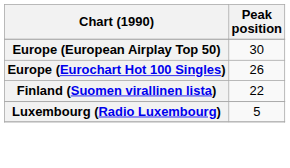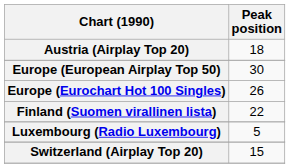+ row: (116, 49)
+ row: (116, 152)
